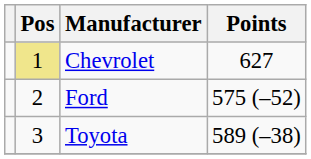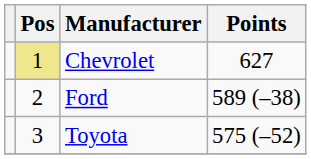(256, 98) 575 (–52) -> (256, 98) 589 (–38)
(256, 135) 589 (–38) -> (256, 135) 575 (–52)
